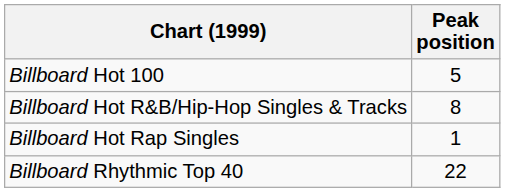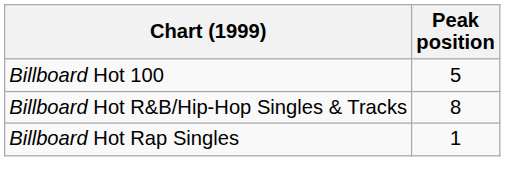- row: (126, 171)
